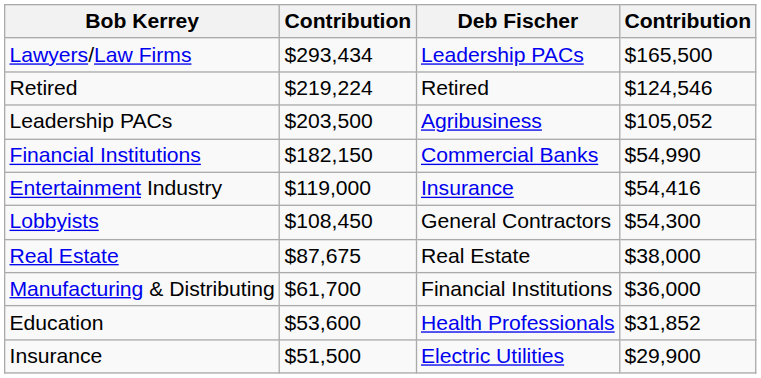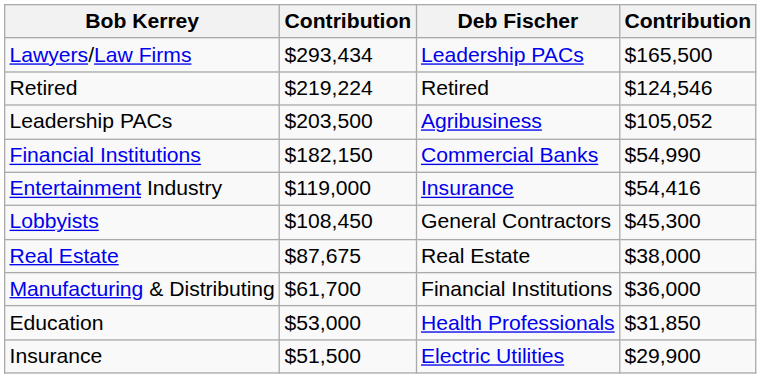(663, 222) $54,300 -> (663, 222) $45,300
(323, 322) $53,600 -> (323, 322) $53,000
(663, 322) $31,852 -> (663, 322) $31,850
